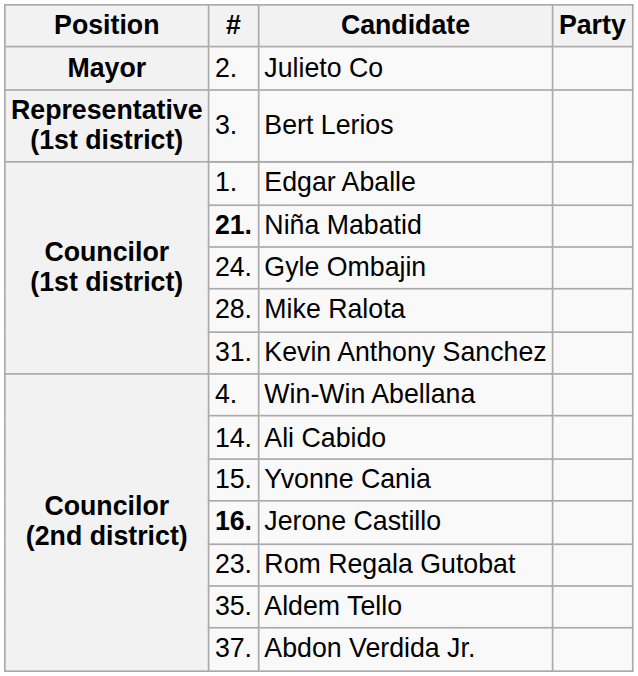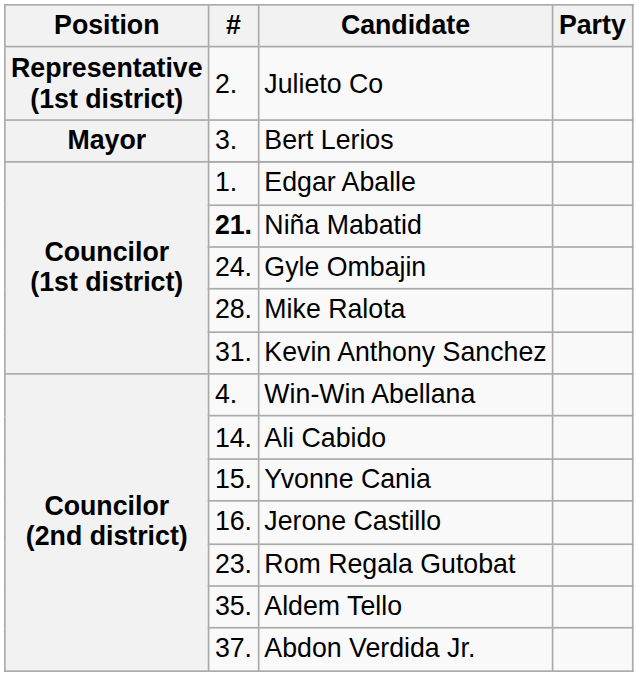(107, 68) Mayor -> (107, 83) Representative (1st district)
(107, 125) Representative (1st district) -> (107, 140) Mayor
(233, 521) bold -> (233, 521) normal
